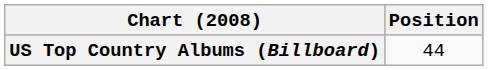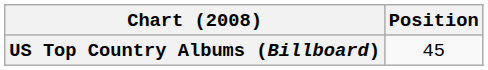(434, 50) 44 -> (434, 50) 45
